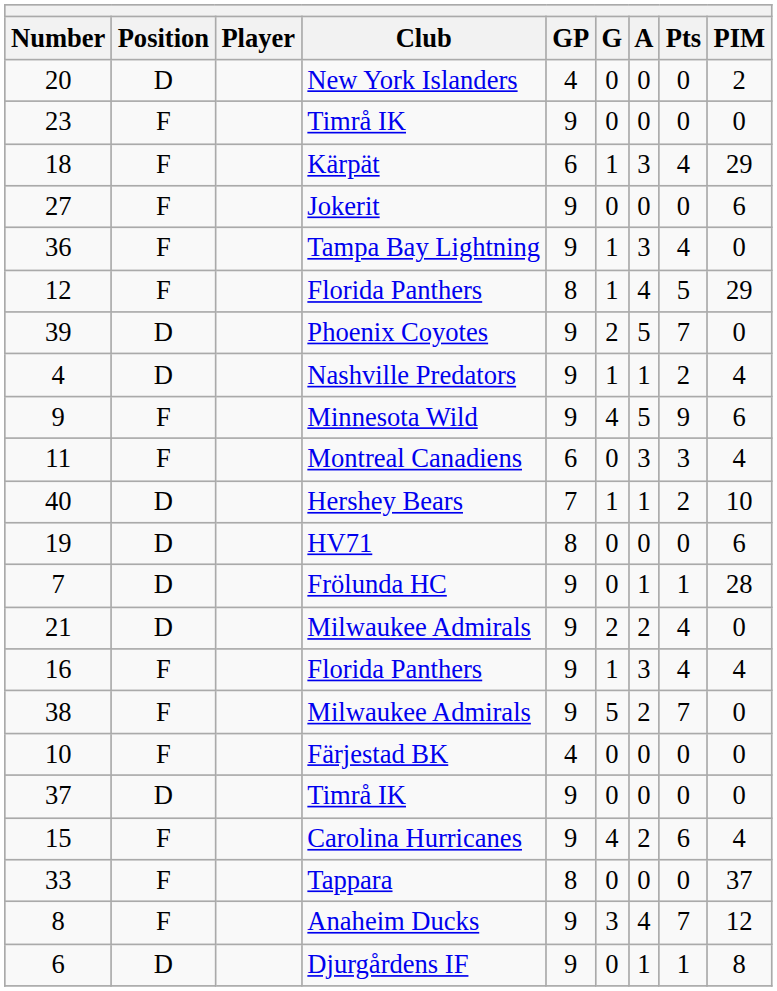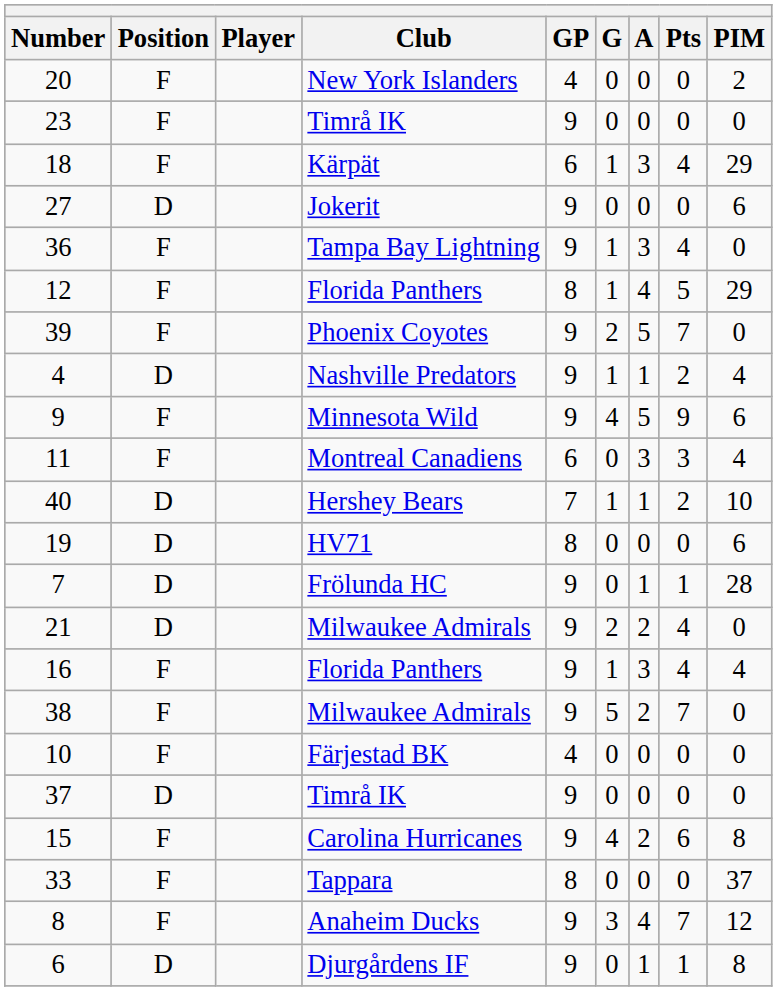(163, 79) D -> (163, 79) F
(163, 206) F -> (163, 206) D
(163, 332) D -> (163, 332) F
(739, 838) 4 -> (739, 838) 8
